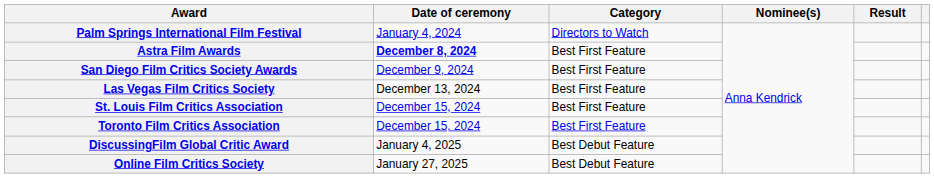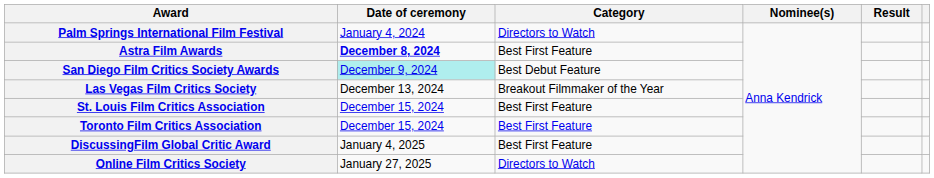(425, 70) no background -> (389, 70) paleturquoise background
(599, 70) Best First Feature -> (549, 70) Best Debut Feature
(599, 88) Best First Feature -> (581, 88) Breakout Filmmaker of the Year
(603, 145) Best Debut Feature -> (545, 145) Best First Feature
(603, 164) Best Debut Feature -> (546, 164) Directors to Watch
